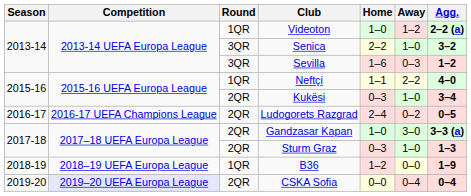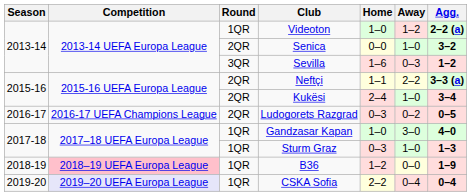(239, 47) 3QR -> (239, 47) 2QR
(378, 47) 2–2 -> (378, 47) 0–0
(239, 81) 1QR -> (239, 81) 2QR
(447, 81) 4–0 -> (447, 81) 3–3 (a)
(378, 98) 0–3 -> (378, 98) 2–4
(378, 115) 2–4 -> (378, 115) 0–3
(239, 132) 2QR -> (239, 132) 1QR
(447, 132) 3–3 (a) -> (447, 132) 4–0
(239, 149) 2QR -> (239, 149) 1QR
(134, 166) no background -> (134, 166) pink background
(239, 183) 2QR -> (239, 183) 1QR
(378, 183) 0–0 -> (378, 183) 2–2
